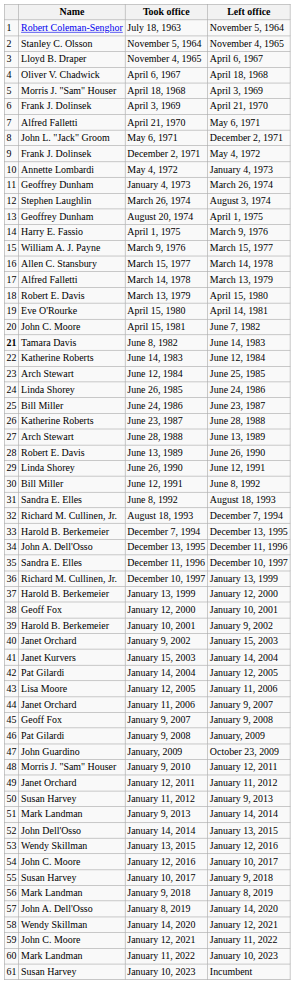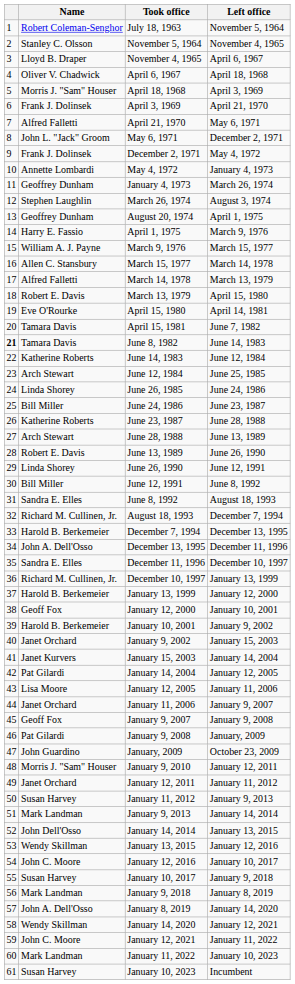(51, 327) John C. Moore -> (49, 327) Tamara Davis
